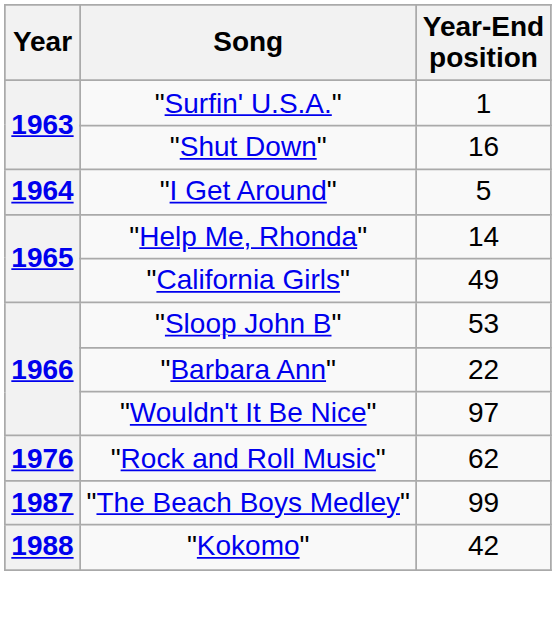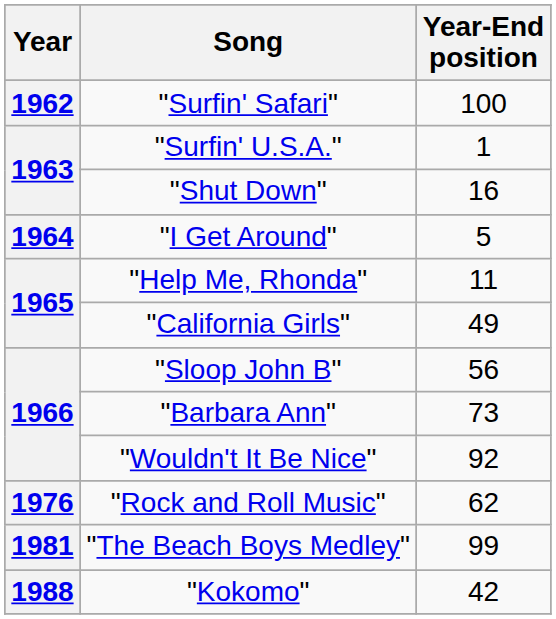+ row: (248, 102)
(484, 235) 14 -> (484, 280) 11
(484, 324) 53 -> (484, 369) 56
(484, 369) 22 -> (484, 413) 73
(484, 413) 97 -> (484, 457) 92
(42, 502) 1987 -> (42, 546) 1981
